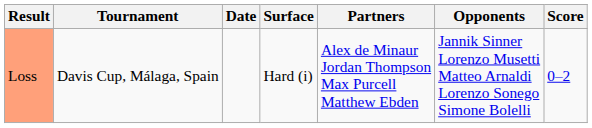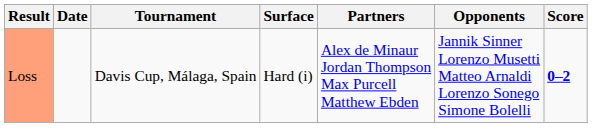columns swapped: (241, 16) <-> (138, 16)
(559, 75) normal -> (559, 75) bold
